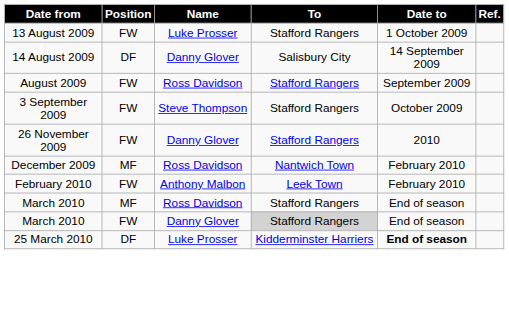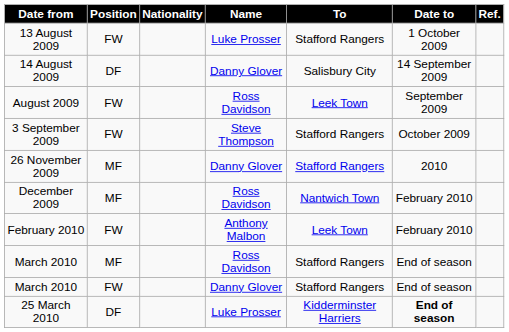+ column: (172, 14)
(314, 83) Stafford Rangers -> (340, 103) Leek Town
(128, 140) FW -> (113, 166) MF
(314, 221) lightgrey background -> (340, 287) no background
